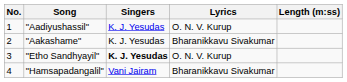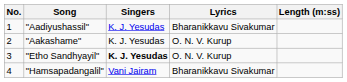(202, 27) O. N. V. Kurup -> (223, 27) Bharanikkavu Sivakumar
(223, 41) Bharanikkavu Sivakumar -> (202, 41) O. N. V. Kurup
